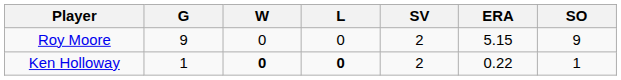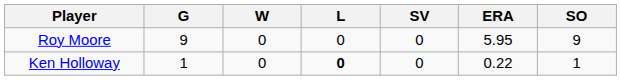(419, 39) 2 -> (419, 39) 0
(498, 39) 5.15 -> (498, 39) 5.95
(262, 63) bold -> (262, 63) normal
(419, 63) 2 -> (419, 63) 0
